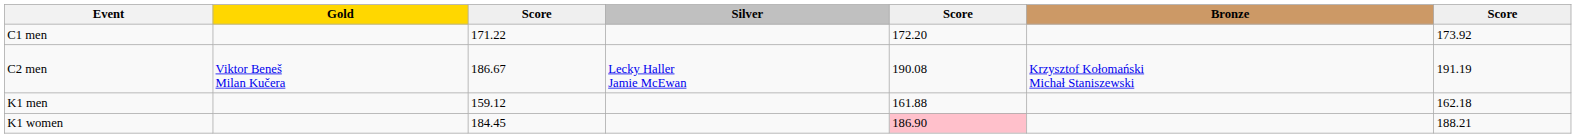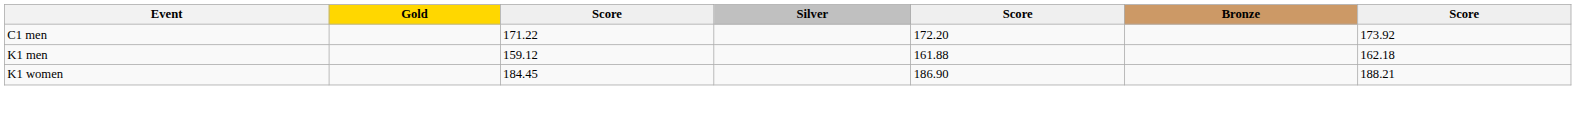- row: (27, 68)
(910, 123) pink background -> (931, 74) no background
